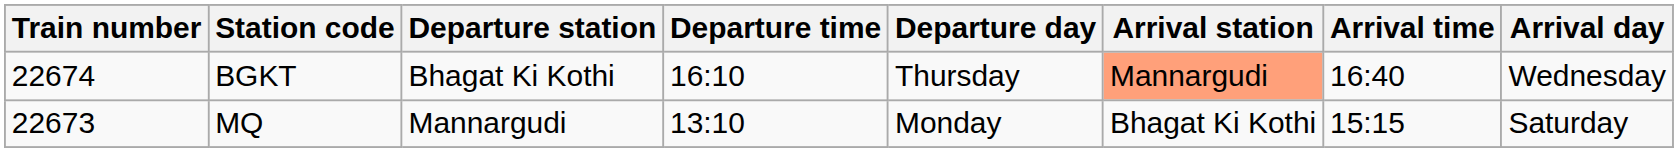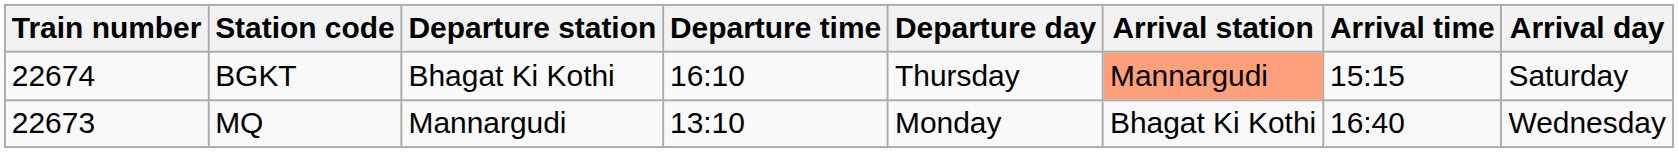(1367, 75) 16:40 -> (1367, 75) 15:15
(1587, 75) Wednesday -> (1568, 75) Saturday
(1367, 123) 15:15 -> (1367, 123) 16:40
(1568, 123) Saturday -> (1587, 123) Wednesday
